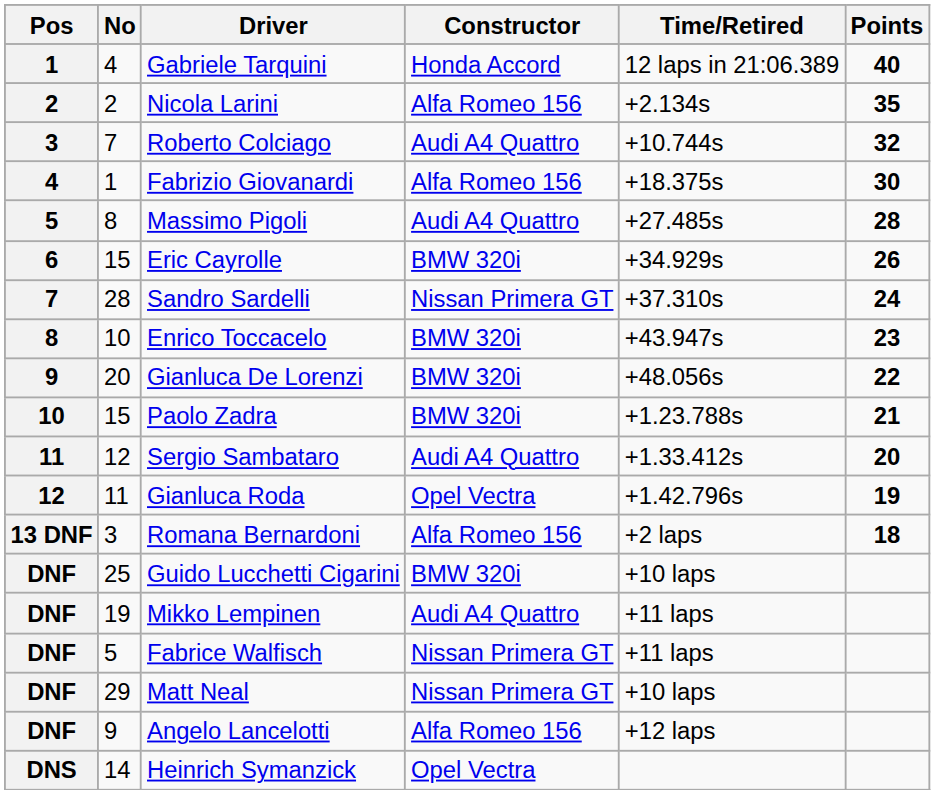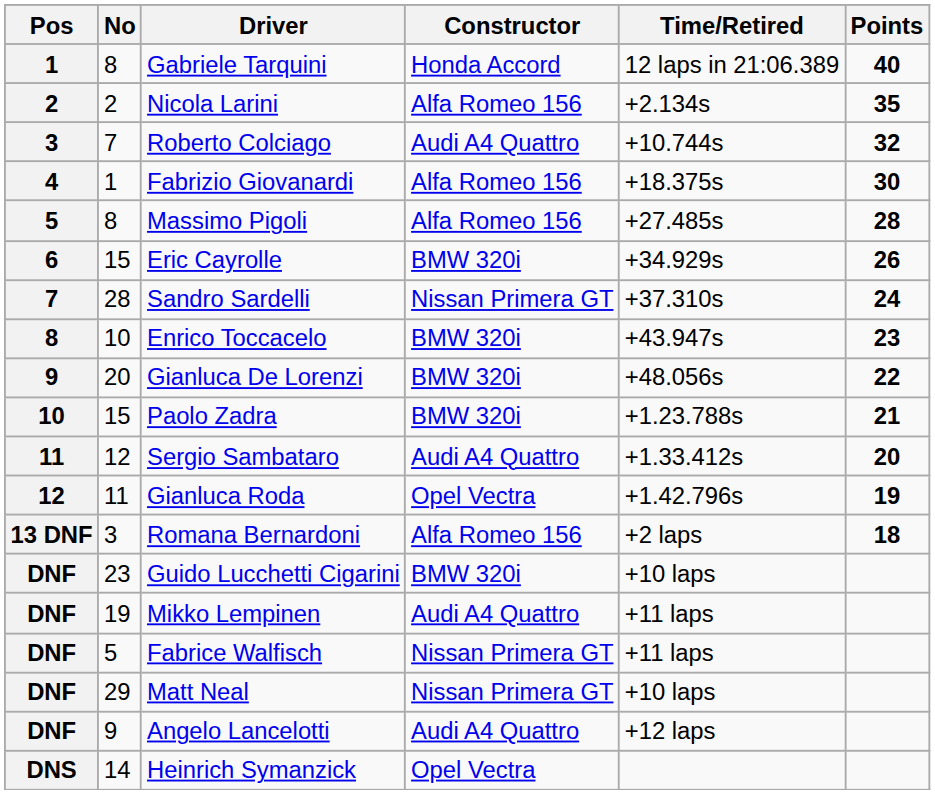(111, 64) 4 -> (111, 64) 8
(495, 221) Audi A4 Quattro -> (496, 221) Alfa Romeo 156
(117, 574) 25 -> (117, 574) 23
(496, 731) Alfa Romeo 156 -> (495, 731) Audi A4 Quattro
